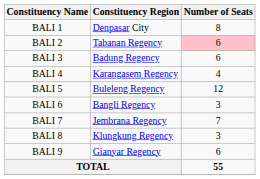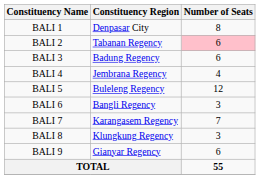(135, 74) Karangasem Regency -> (130, 74) Jembrana Regency
(130, 120) Jembrana Regency -> (135, 120) Karangasem Regency
